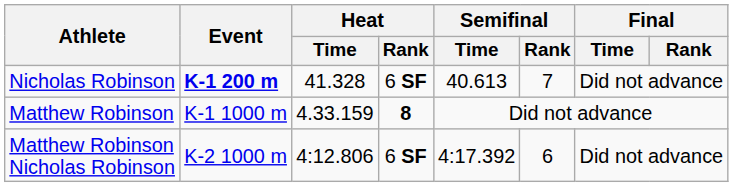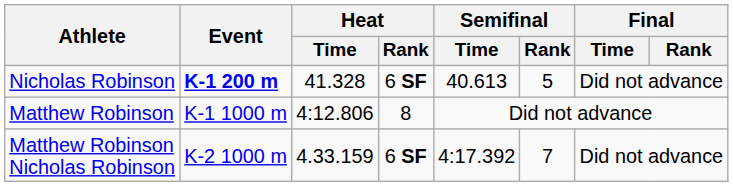(547, 82) 7 -> (547, 82) 5
(335, 113) 4.33.159 -> (335, 113) 4:12.806
(406, 113) bold -> (406, 113) normal
(335, 156) 4:12.806 -> (335, 156) 4.33.159
(547, 156) 6 -> (547, 156) 7
